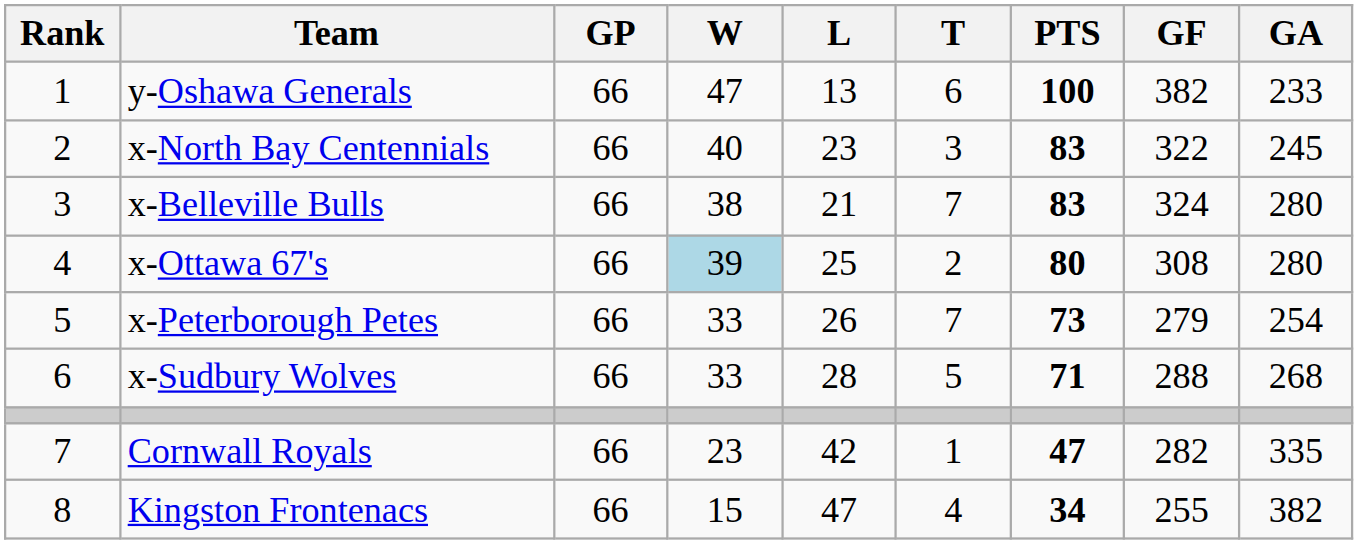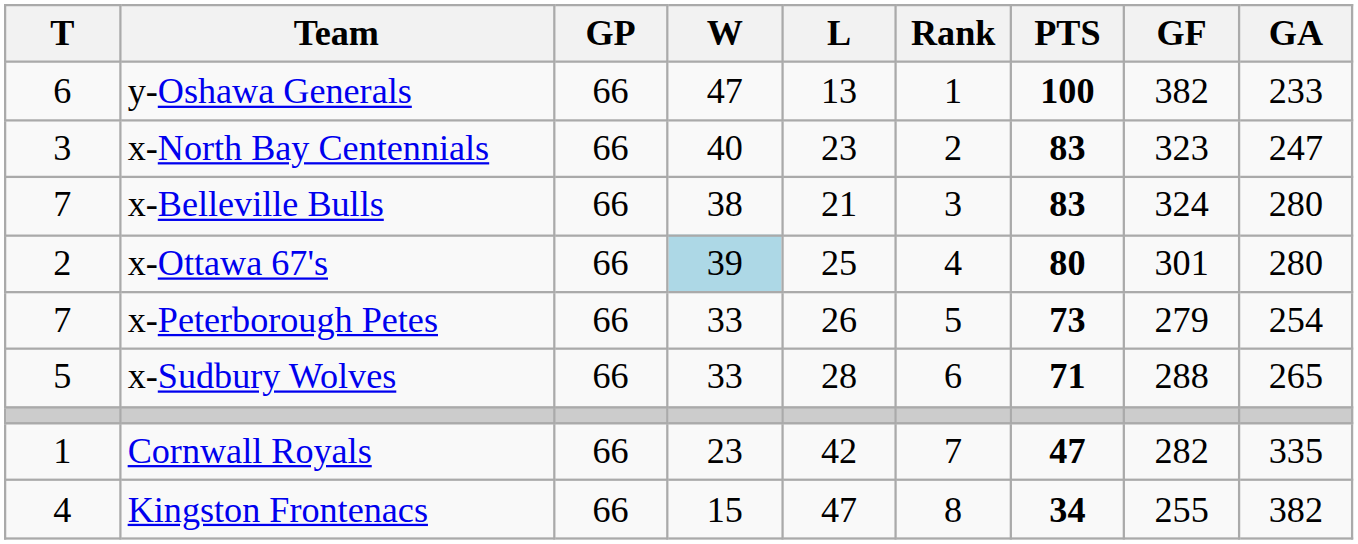columns swapped: (62, 33) <-> (953, 33)
(1182, 147) 322 -> (1182, 147) 323
(1296, 147) 245 -> (1296, 147) 247
(1182, 262) 308 -> (1182, 262) 301
(1296, 377) 268 -> (1296, 377) 265
